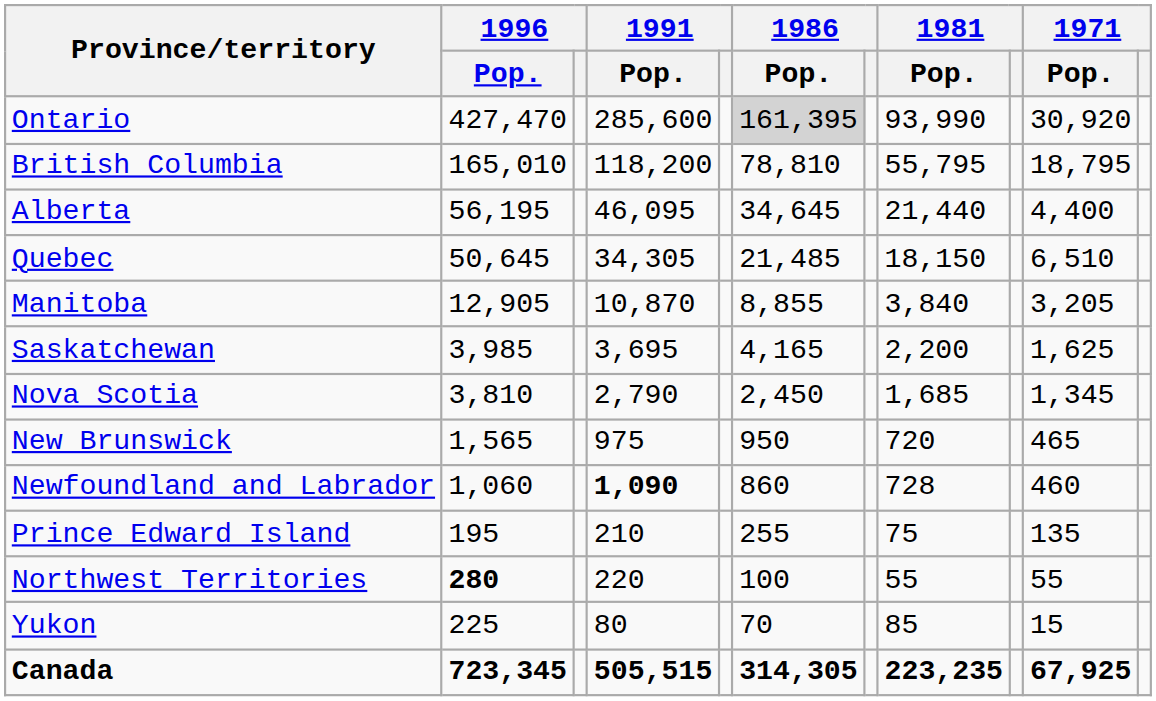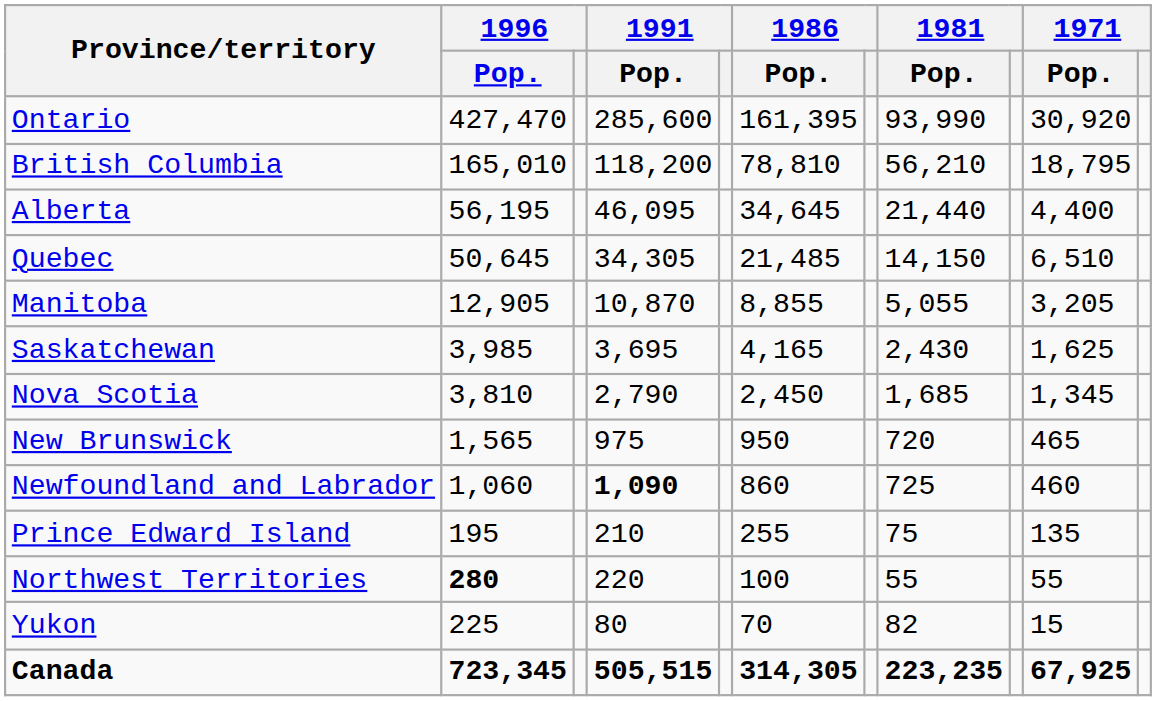(798, 120) lightgrey background -> (798, 120) no background
(935, 166) 55,795 -> (935, 166) 56,210
(935, 258) 18,150 -> (935, 258) 14,150
(927, 304) 3,840 -> (927, 304) 5,055
(927, 350) 2,200 -> (927, 350) 2,430
(910, 488) 728 -> (910, 488) 725
(901, 626) 85 -> (901, 626) 82
